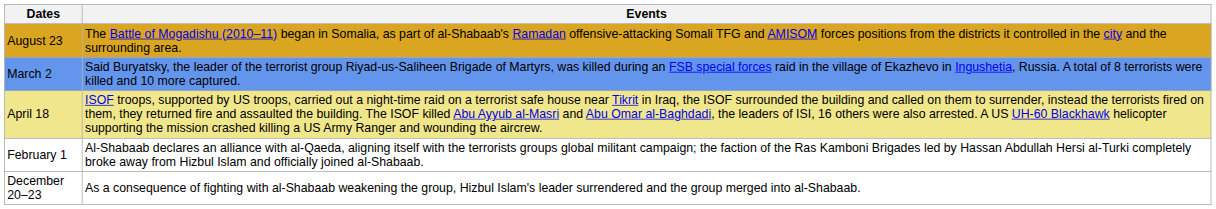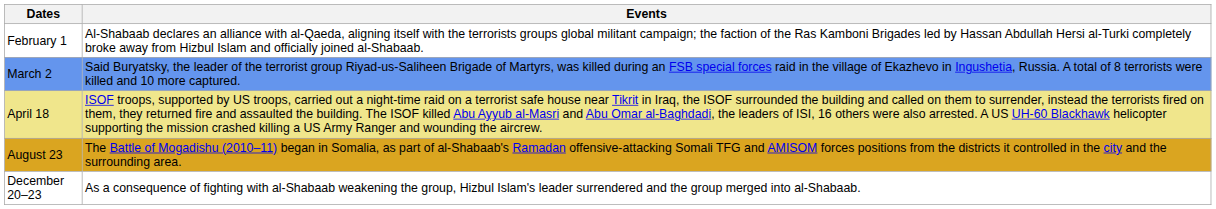rows swapped: (37, 154) <-> (35, 40)
